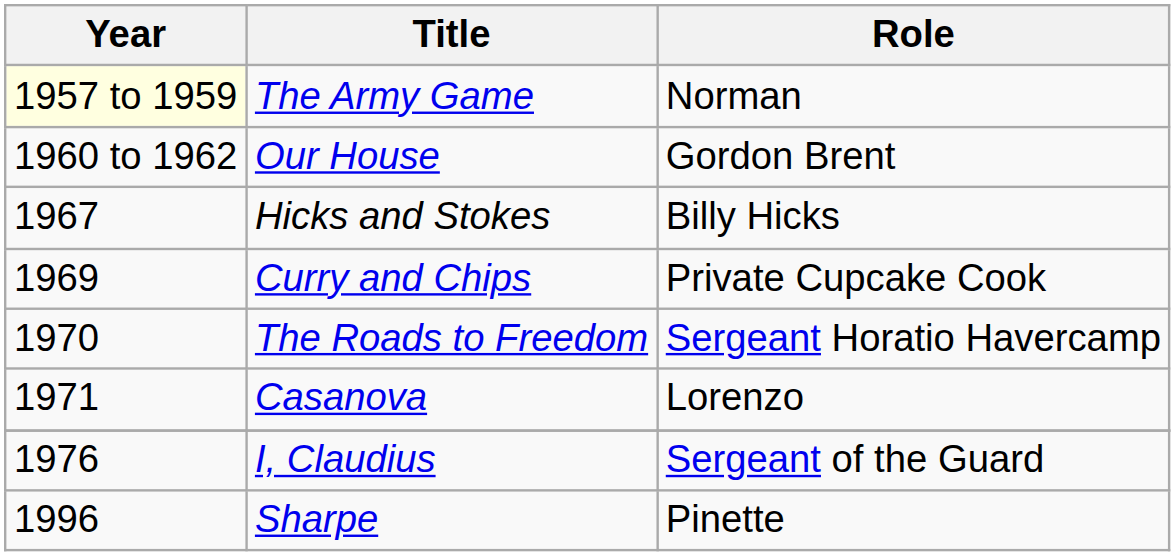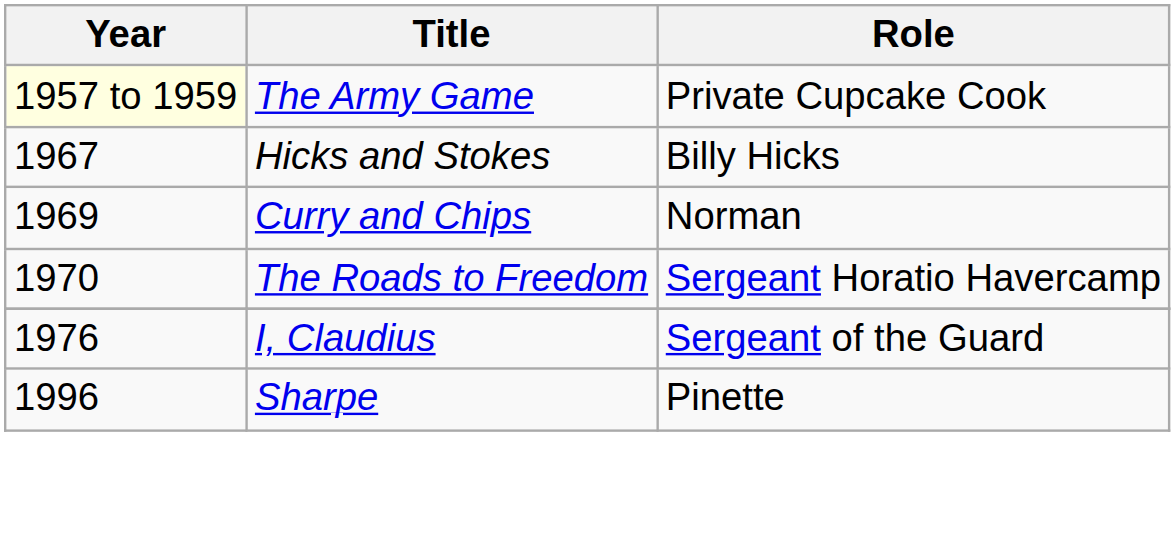(734, 95) Norman -> (856, 95) Private Cupcake Cook
- row: (347, 156)
(856, 277) Private Cupcake Cook -> (734, 216) Norman
- row: (341, 398)
